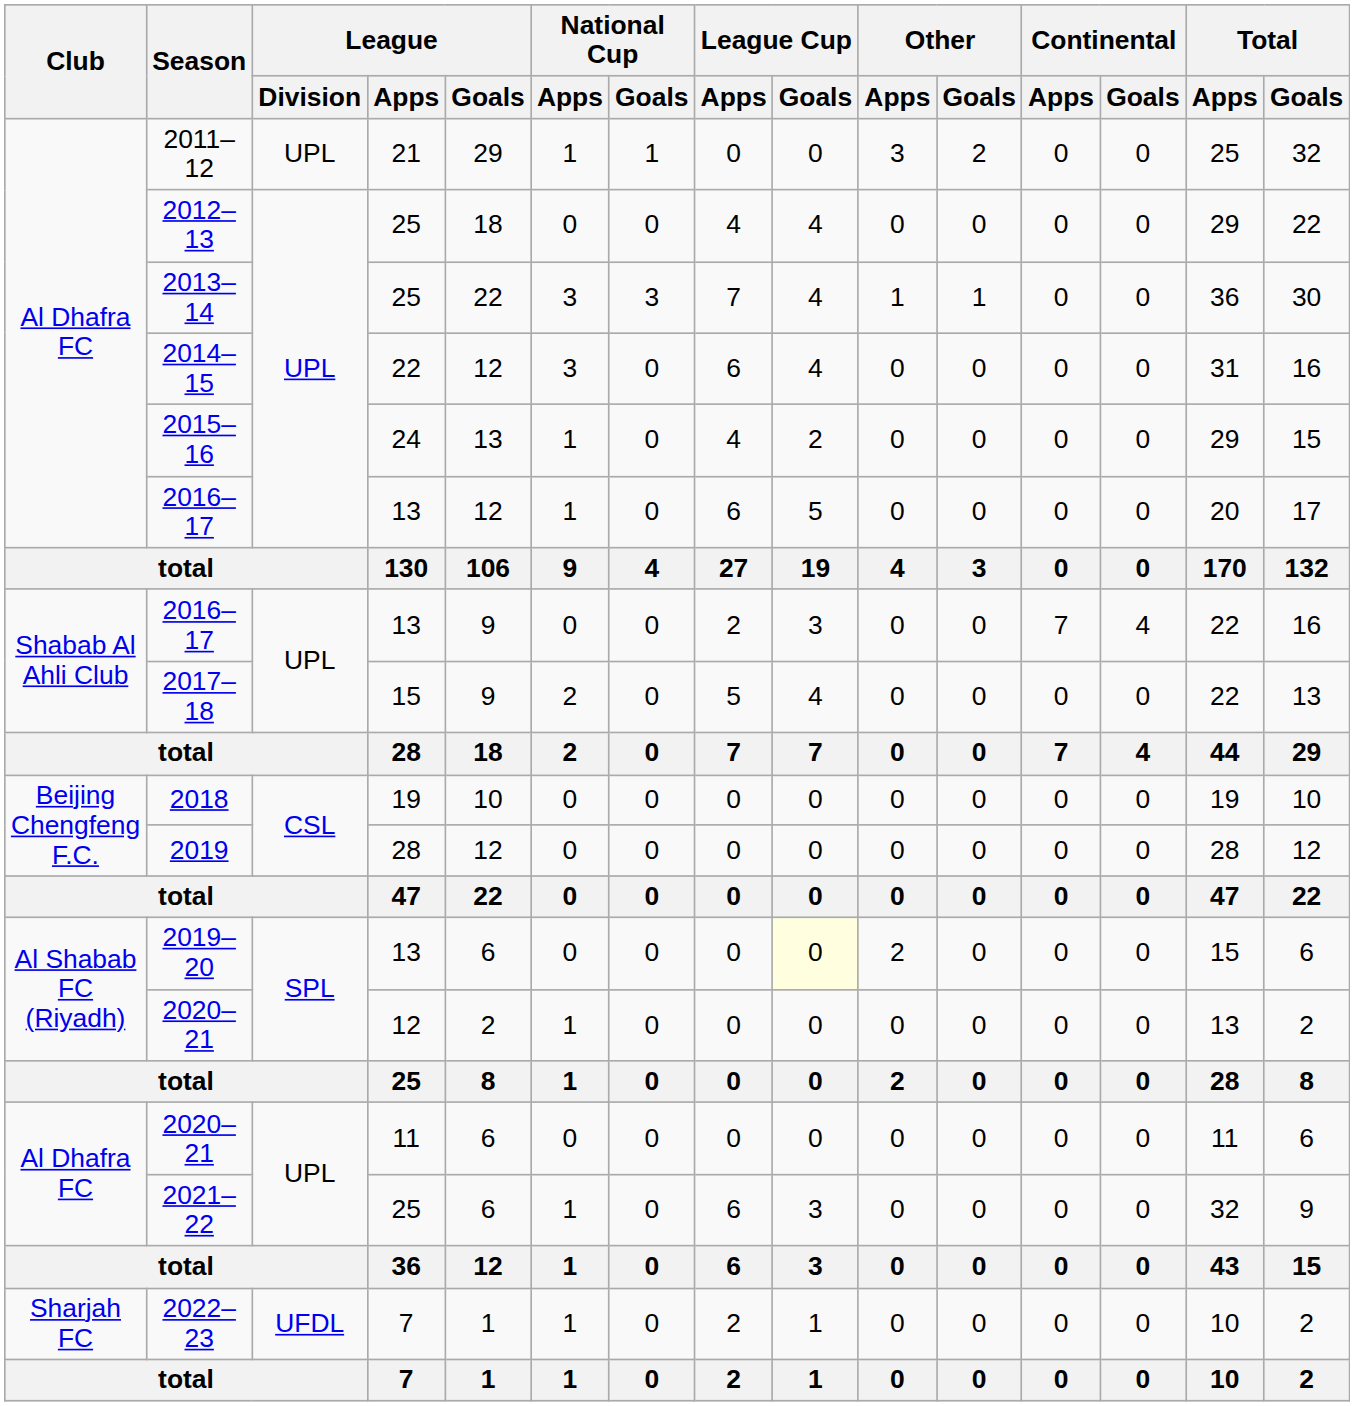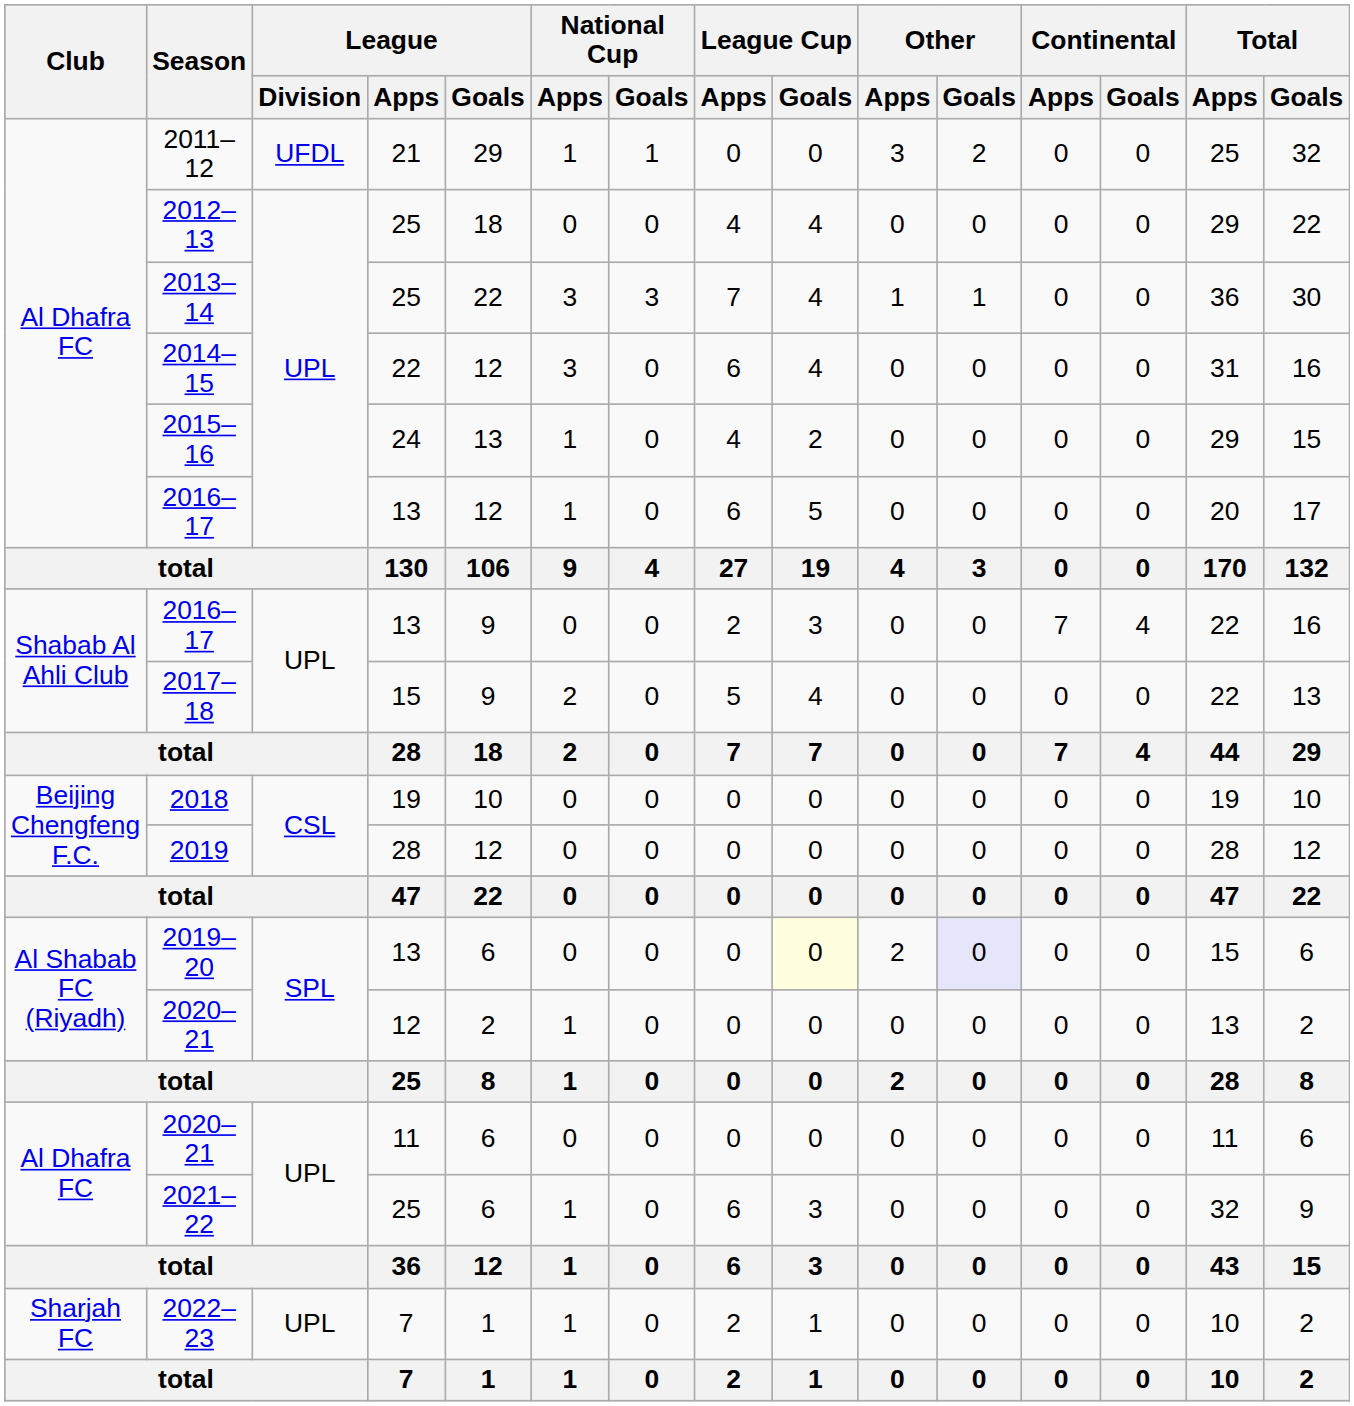(310, 153) UPL -> (310, 153) UFDL
(979, 953) no background -> (979, 953) lavender background
(310, 1323) UFDL -> (310, 1323) UPL
